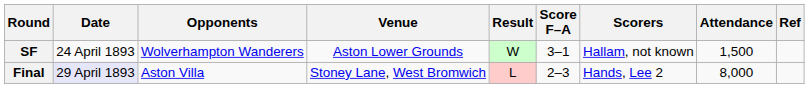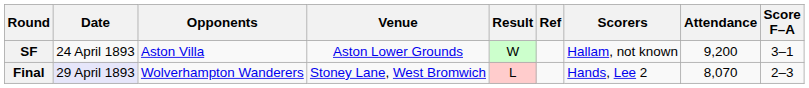columns swapped: (558, 22) <-> (790, 22)
(222, 51) Wolverhampton Wanderers -> (173, 51) Aston Villa
(736, 51) 1,500 -> (721, 51) 9,200
(173, 72) Aston Villa -> (222, 72) Wolverhampton Wanderers
(736, 72) 8,000 -> (721, 72) 8,070
